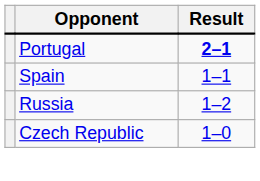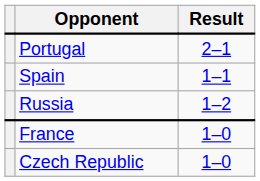(216, 48) bold -> (216, 48) normal
+ row: (47, 134)
